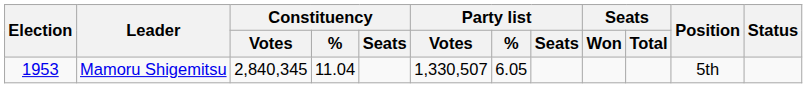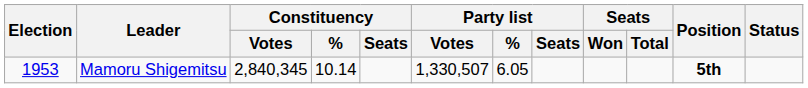(335, 69) 11.04 -> (336, 69) 10.14
(708, 69) normal -> (709, 69) bold
